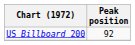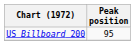(109, 34) 92 -> (109, 34) 95
